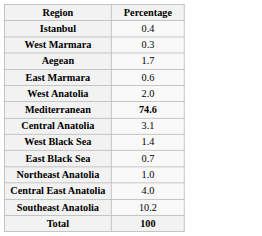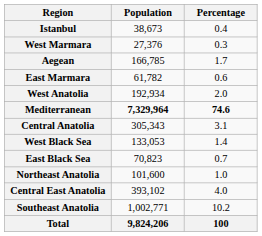+ column: (148, 12)
